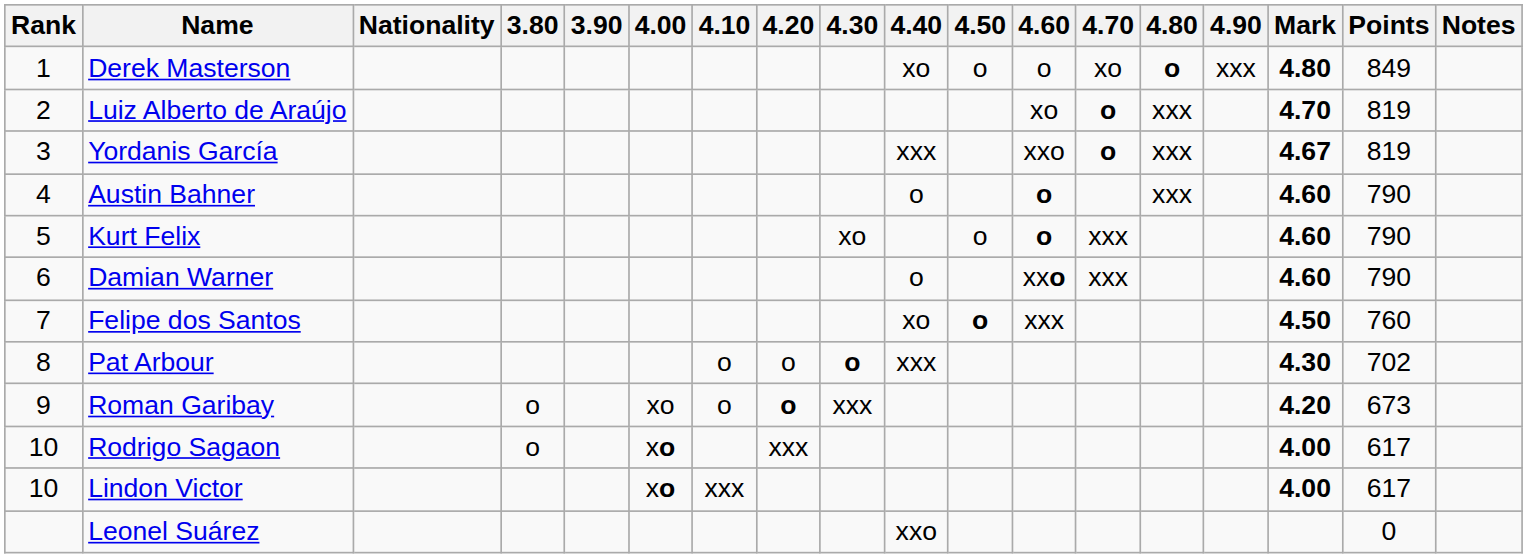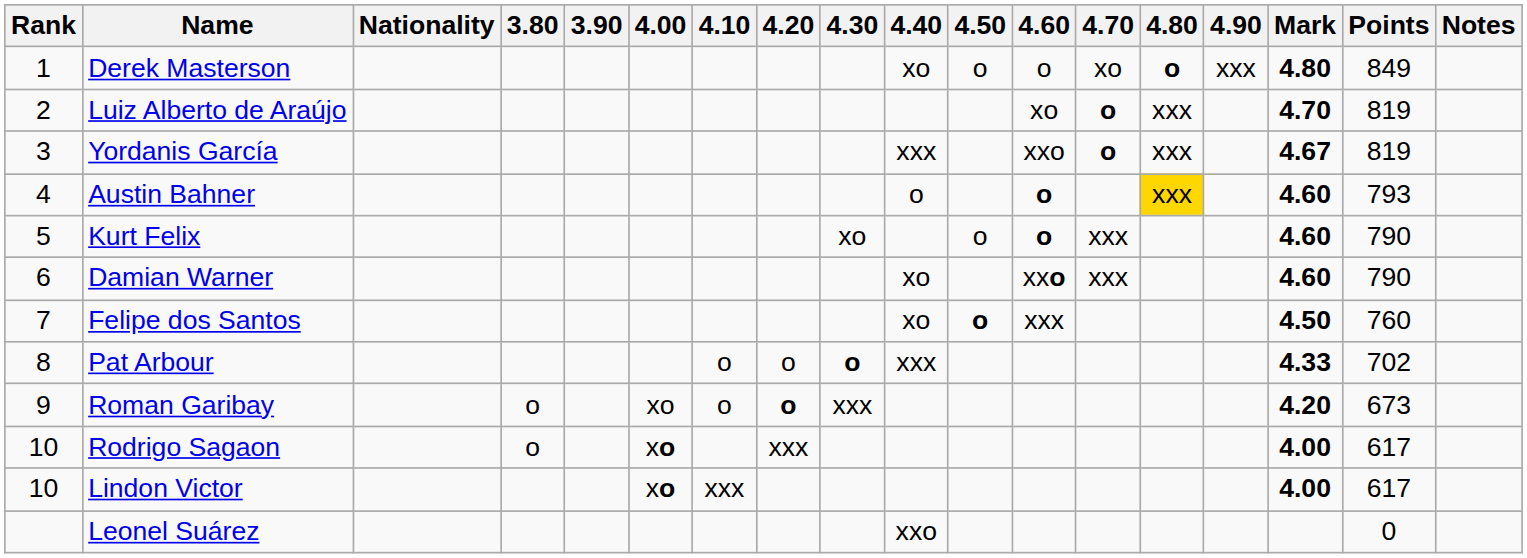(1172, 194) no background -> (1172, 194) gold background
(1389, 194) 790 -> (1389, 194) 793
(916, 278) o -> (916, 278) xo
(1305, 362) 4.30 -> (1305, 362) 4.33
